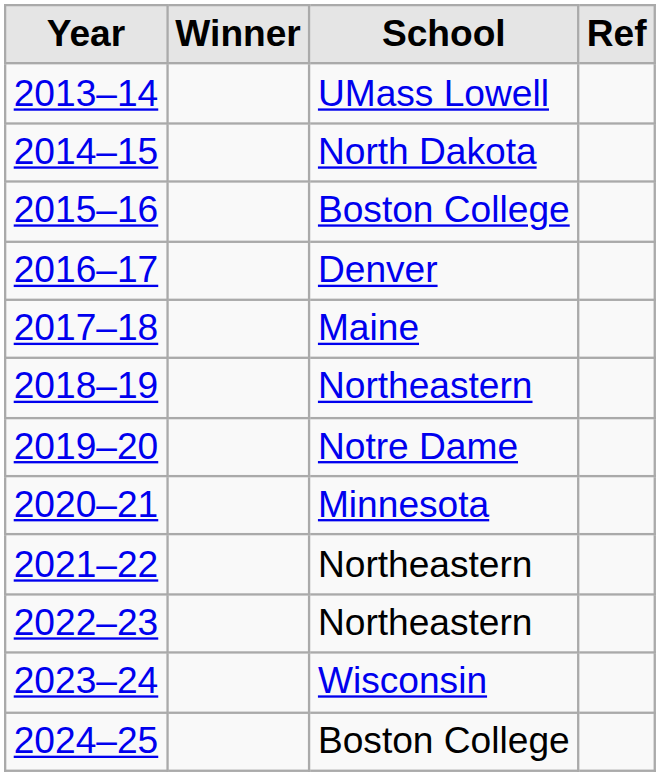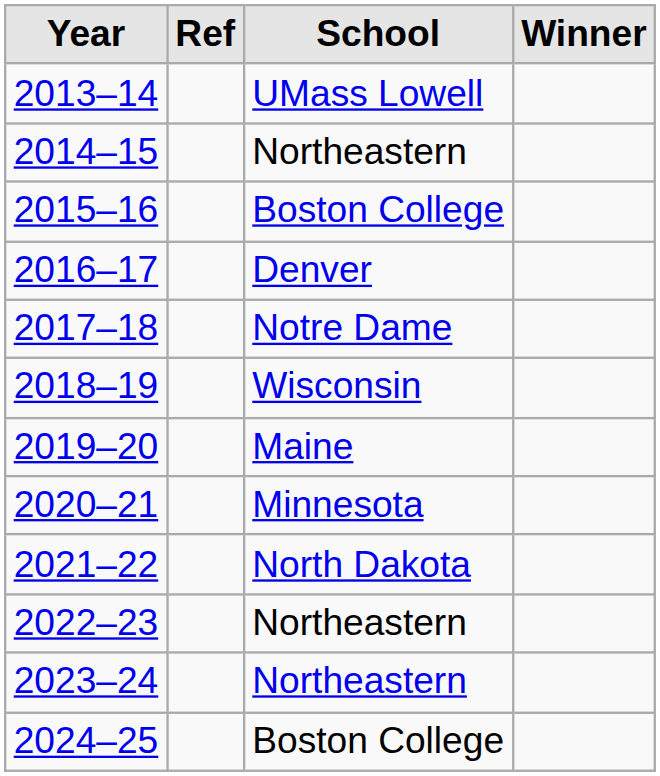columns swapped: (238, 33) <-> (617, 33)
(427, 151) North Dakota -> (360, 151) Northeastern
(368, 328) Maine -> (352, 328) Notre Dame
(425, 387) Northeastern -> (337, 387) Wisconsin
(418, 446) Notre Dame -> (303, 446) Maine
(425, 563) Northeastern -> (362, 563) North Dakota
(402, 681) Wisconsin -> (360, 681) Northeastern
